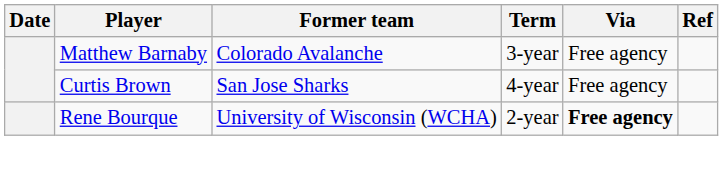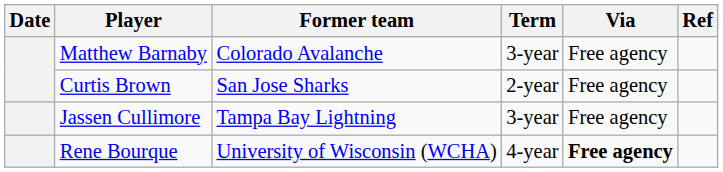(532, 85) 4-year -> (532, 85) 2-year
+ row: (130, 118)
(532, 118) 2-year -> (532, 150) 4-year
